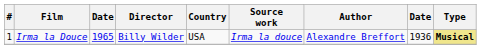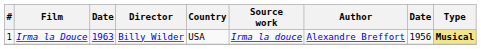(103, 37) 1965 -> (103, 37) 1963
(420, 37) 1936 -> (420, 37) 1956
